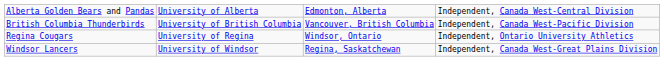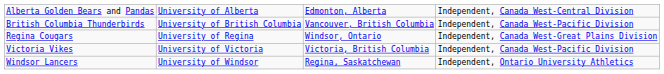(536, 37) Independent, Ontario University Athletics -> (547, 37) Independent, Canada West-Great Plains Division
+ row: (40, 50)
(547, 50) Independent, Canada West-Great Plains Division -> (536, 62) Independent, Ontario University Athletics
